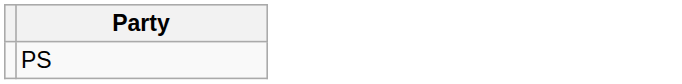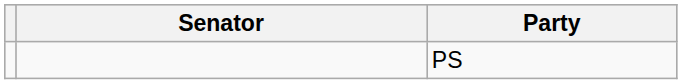+ column: (221, 23)
